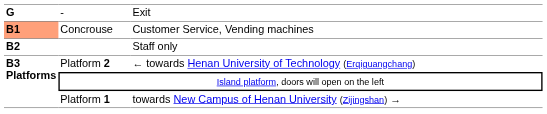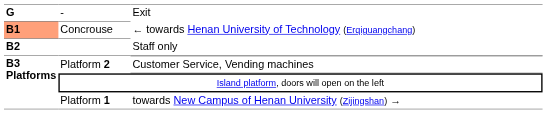(223, 29) Customer Service, Vending machines -> (274, 29) ← towards Henan University of Technology (Erqiguangchang)
(274, 64) ← towards Henan University of Technology (Erqiguangchang) -> (223, 64) Customer Service, Vending machines
